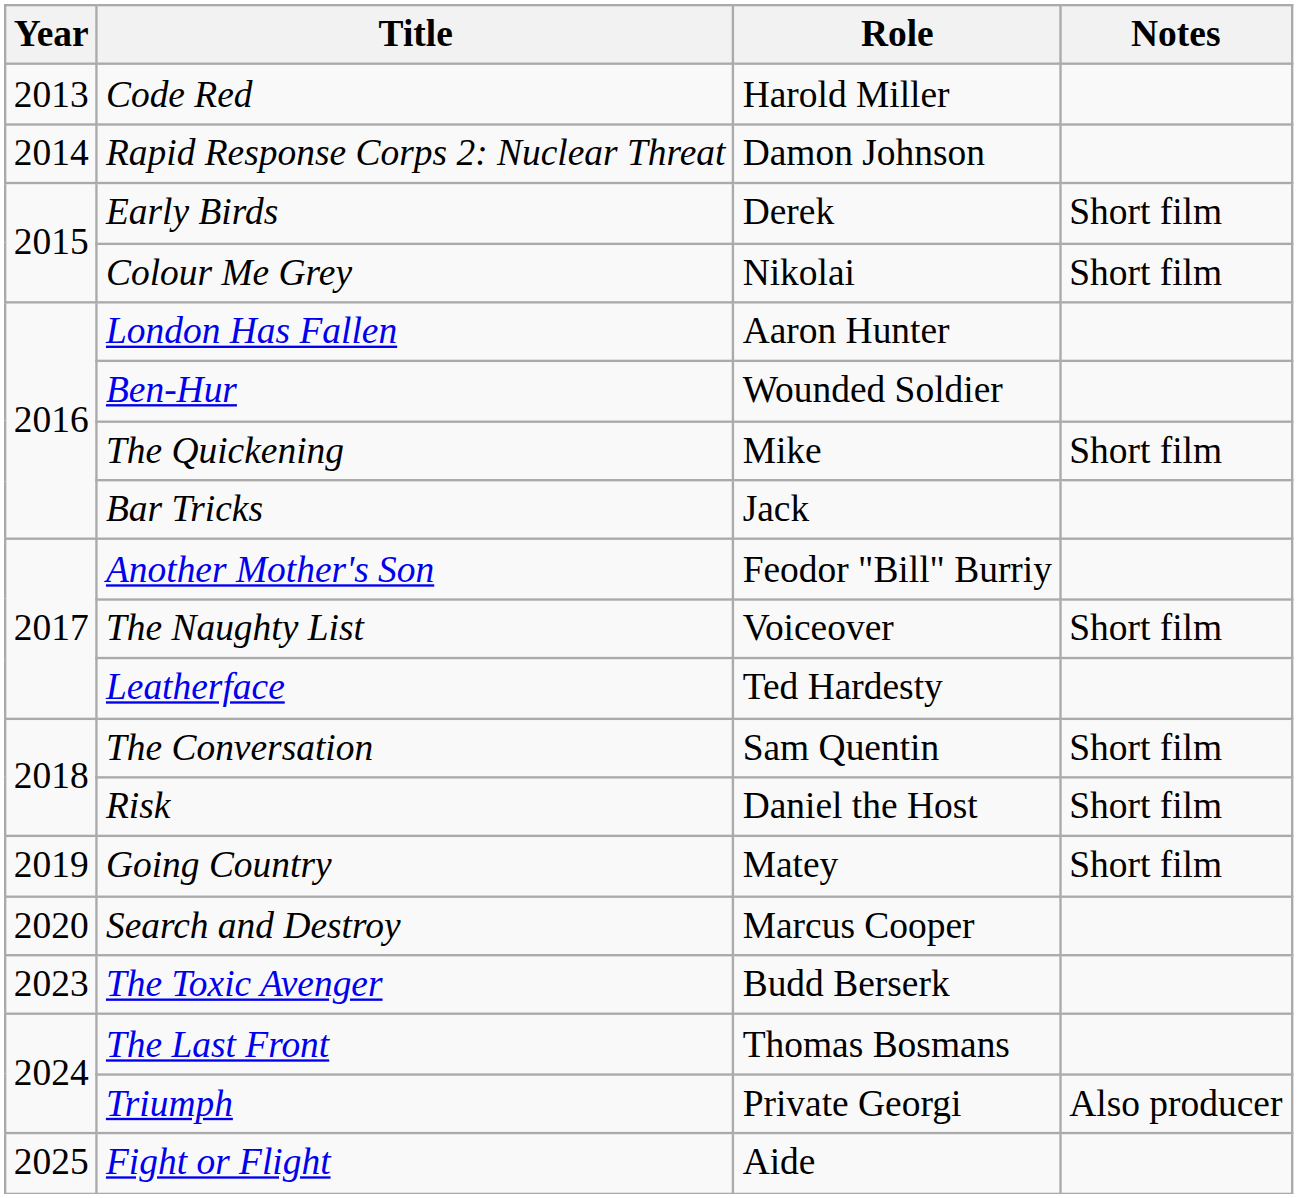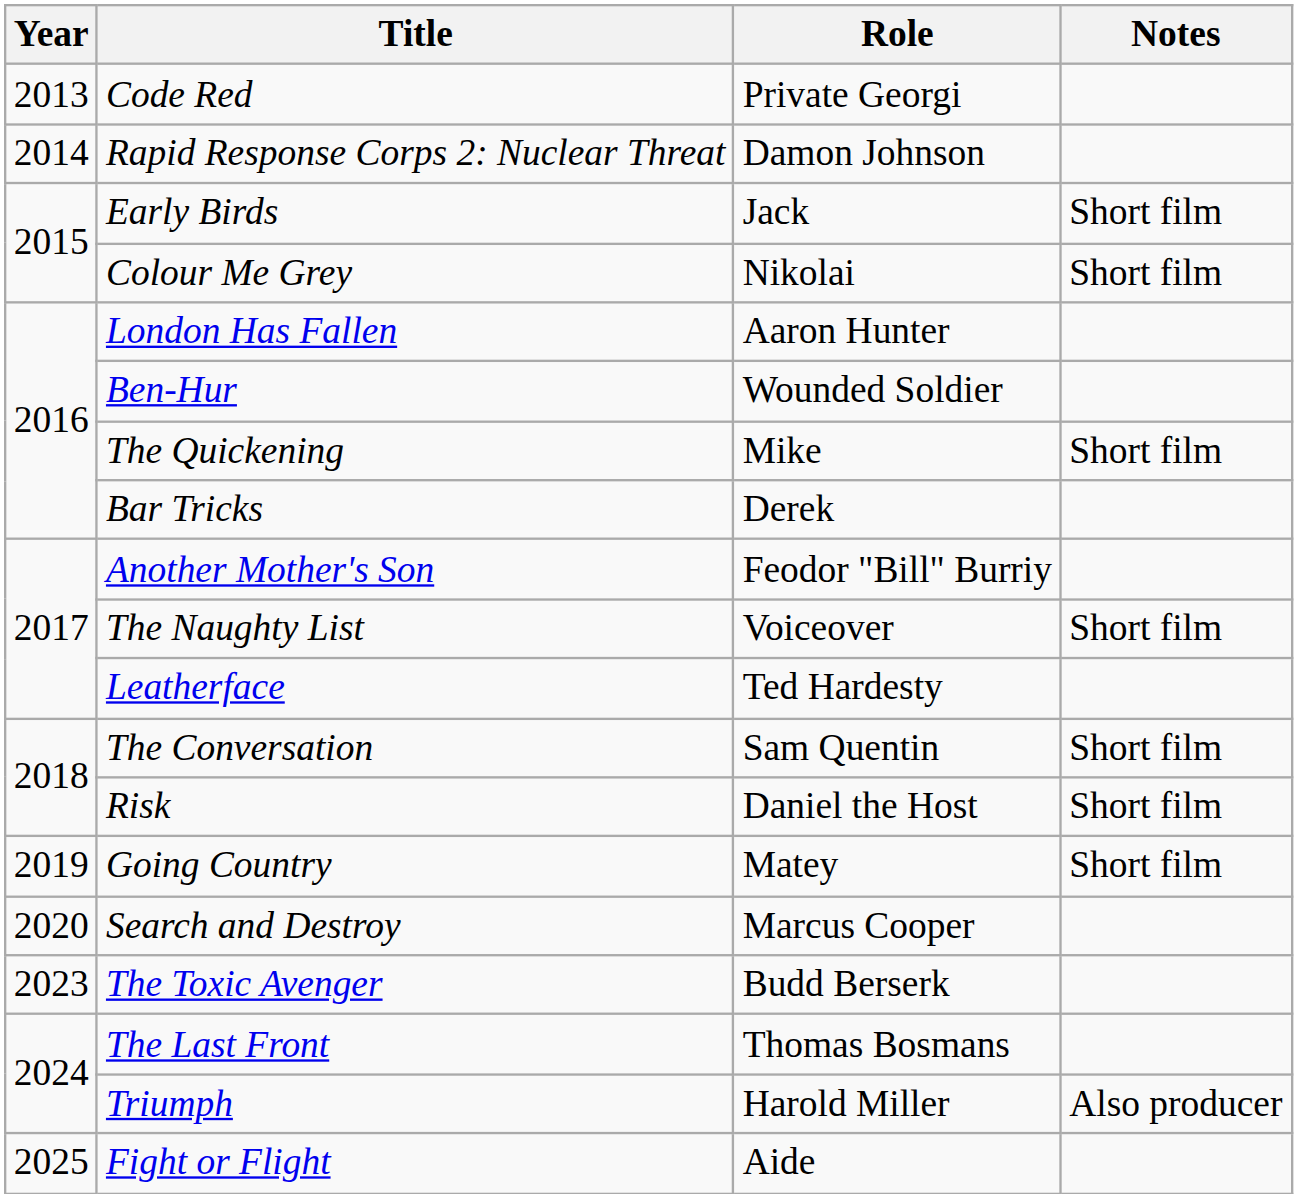(846, 93) Harold Miller -> (852, 93) Private Georgi
(788, 212) Derek -> (776, 212) Jack
(776, 509) Jack -> (788, 509) Derek
(852, 1102) Private Georgi -> (846, 1102) Harold Miller
